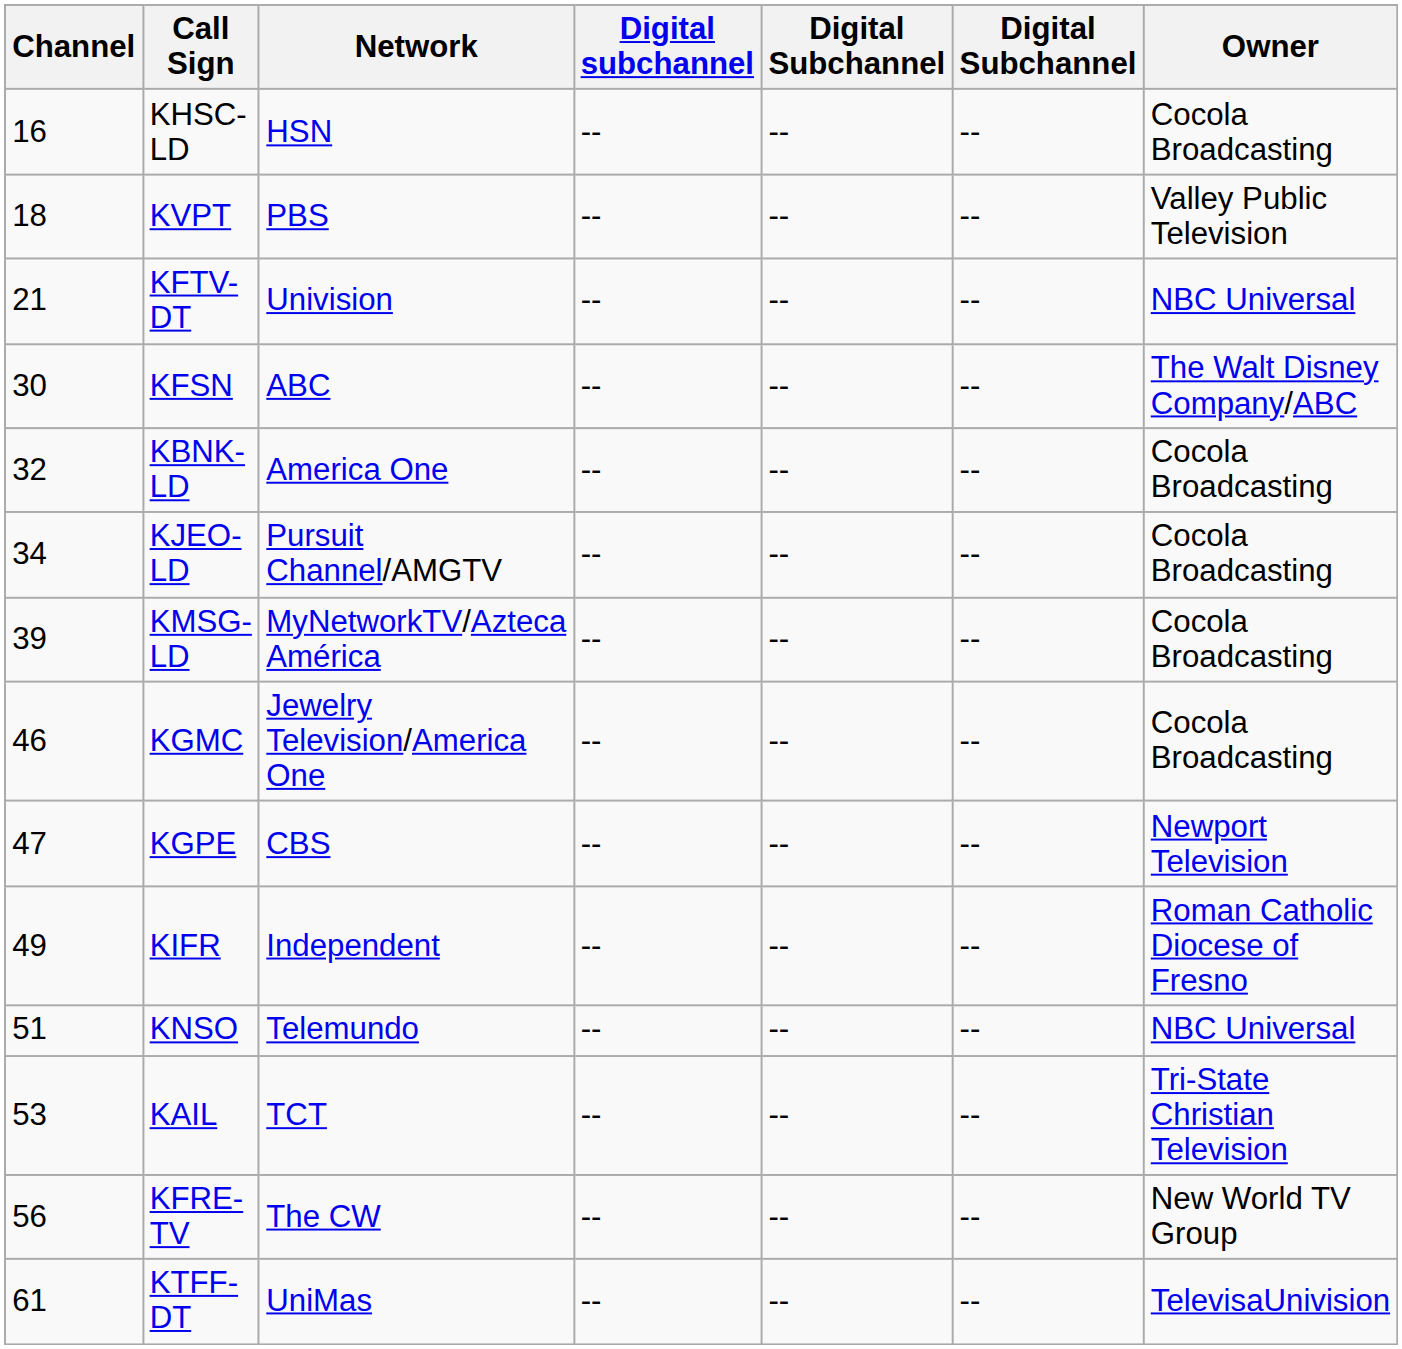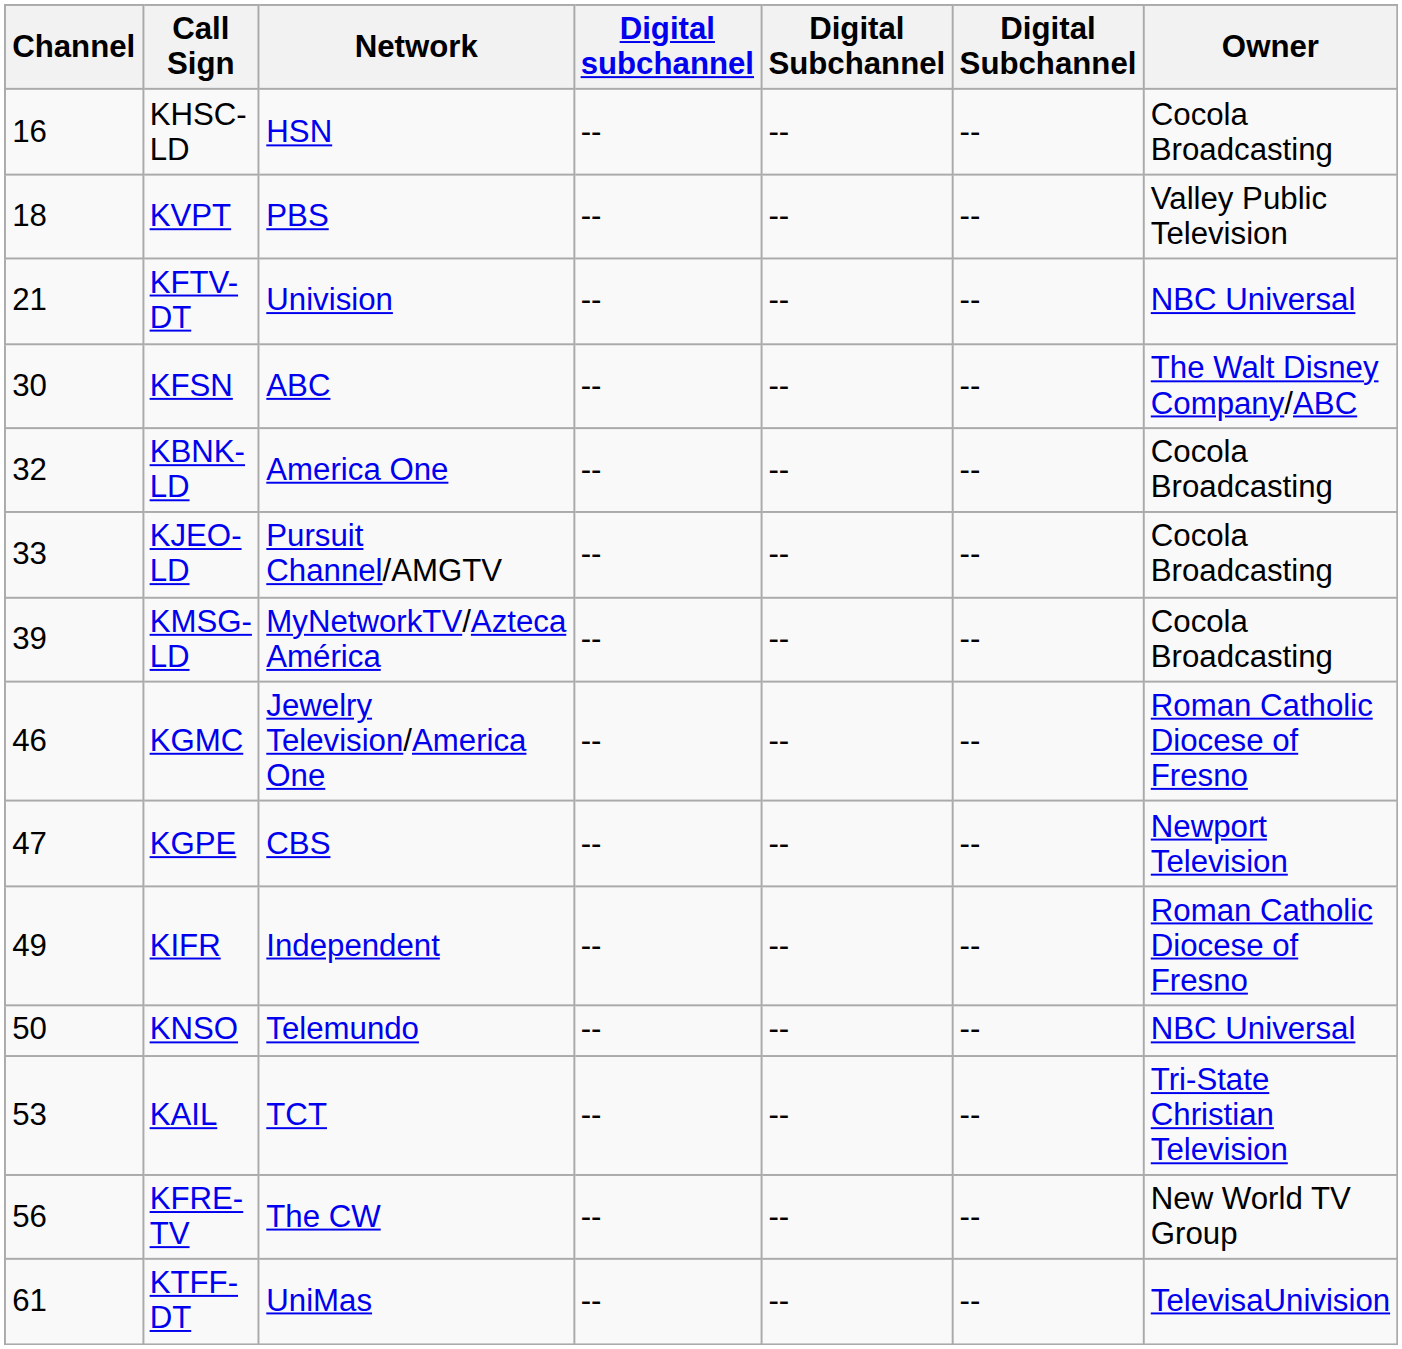(30, 554) 34 -> (30, 554) 33
(1242, 740) Cocola Broadcasting -> (1262, 740) Roman Catholic Diocese of Fresno
(30, 1029) 51 -> (30, 1029) 50
